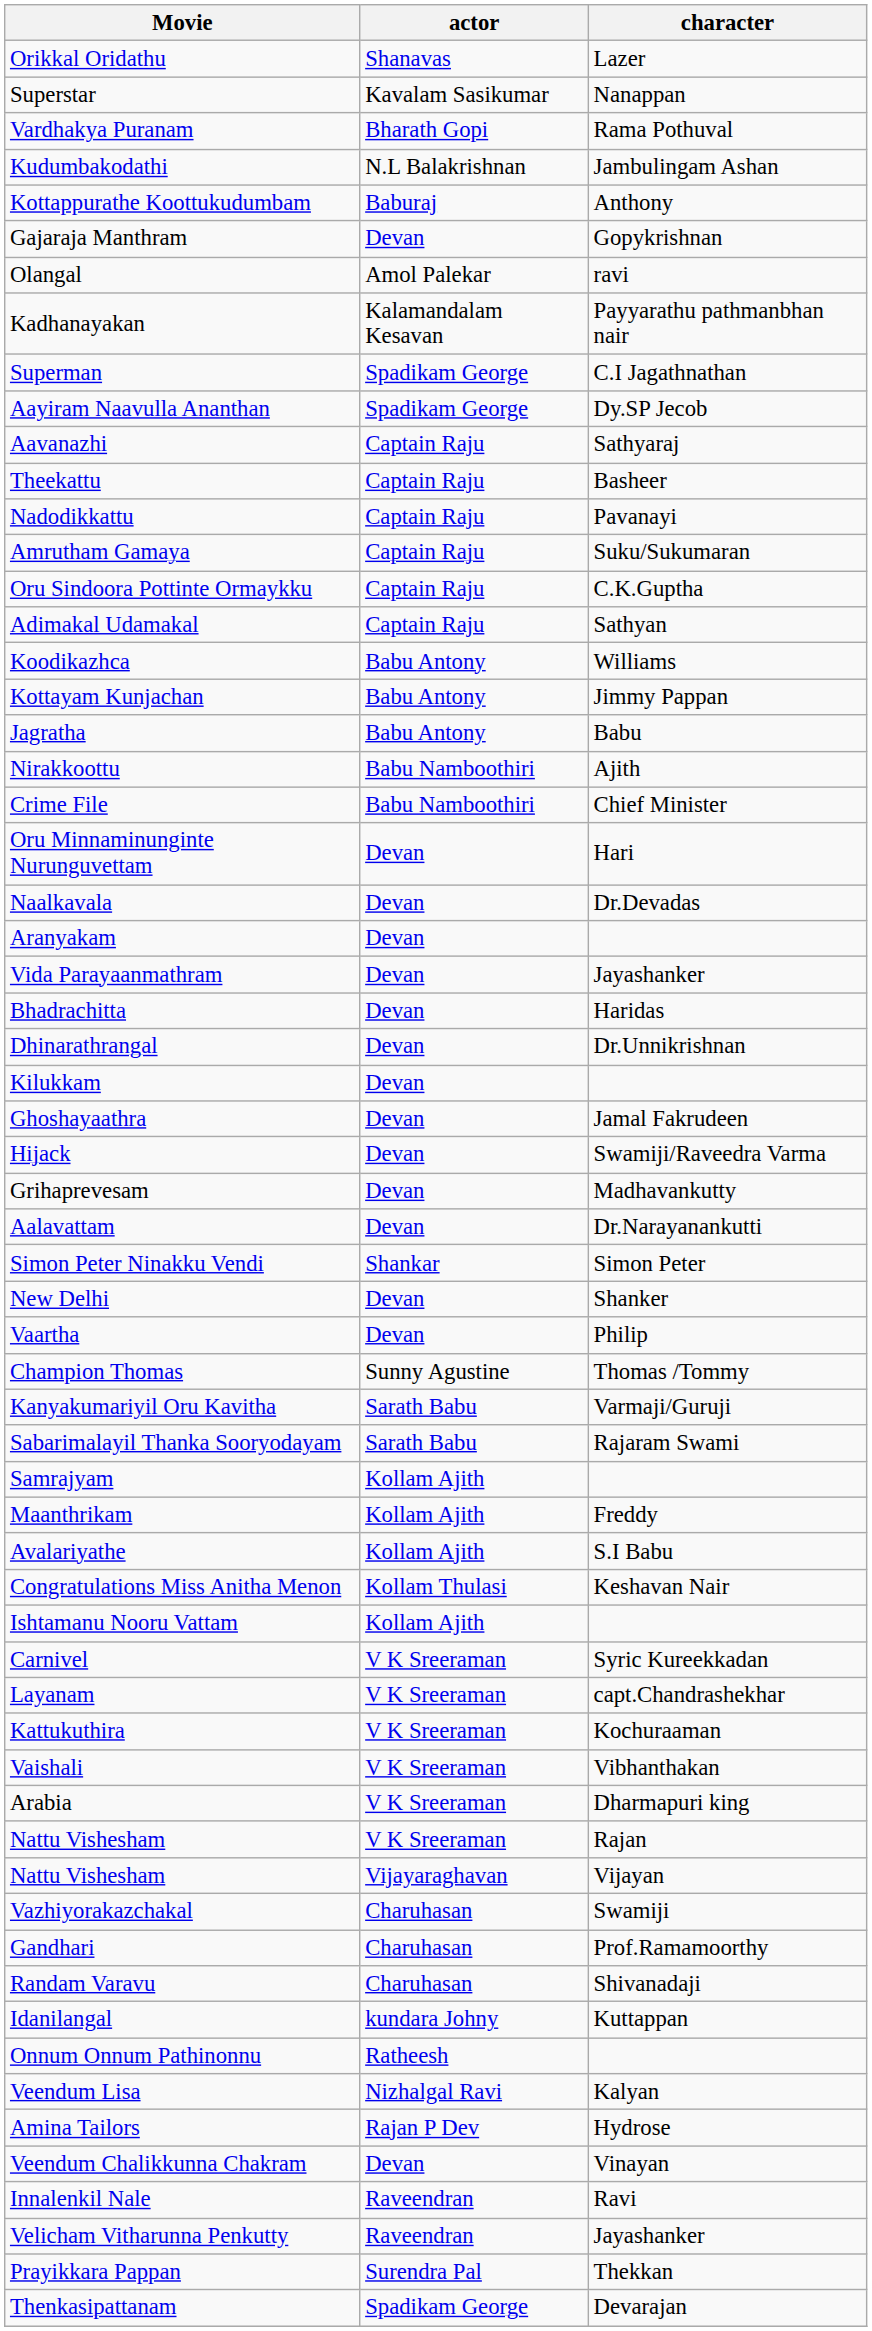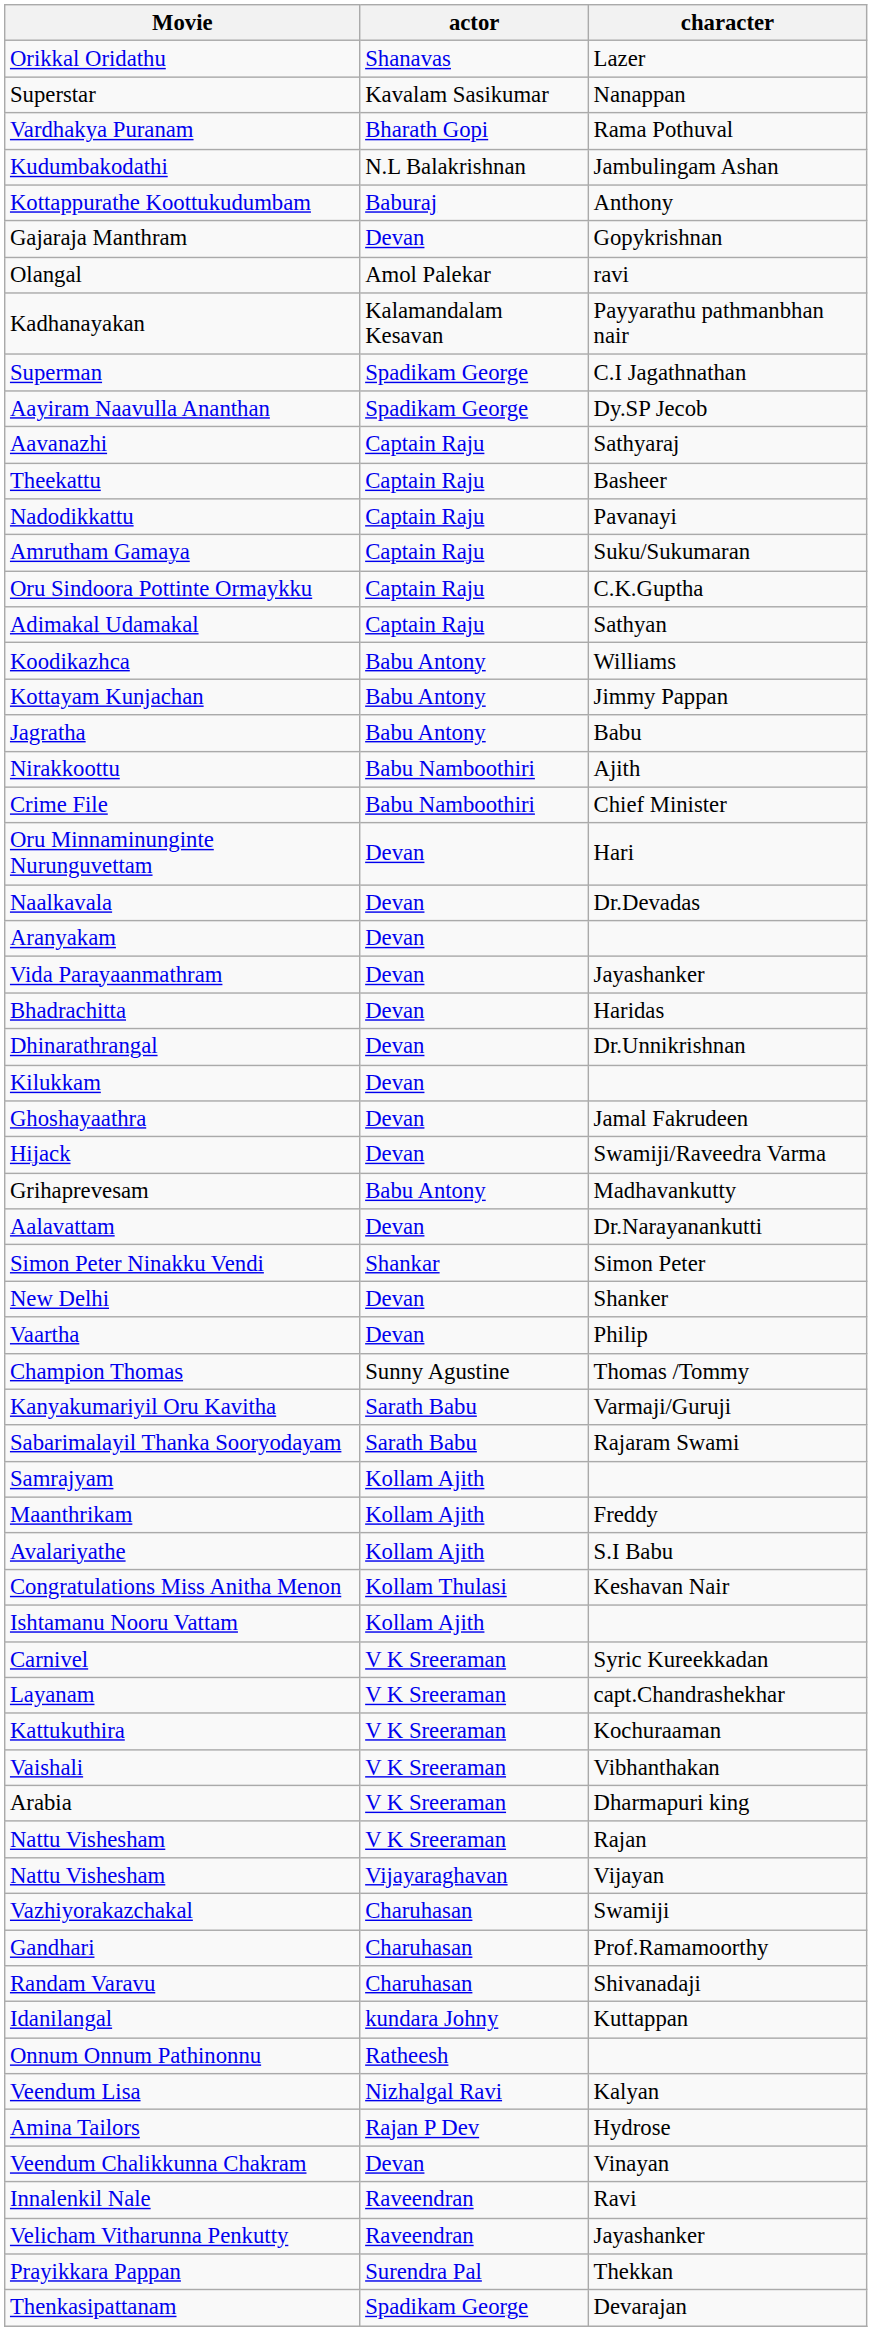(395, 1190) Devan -> (425, 1190) Babu Antony
